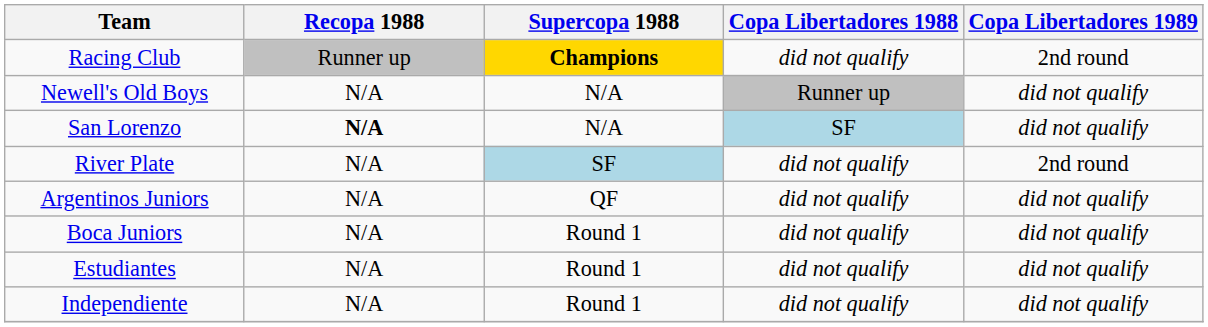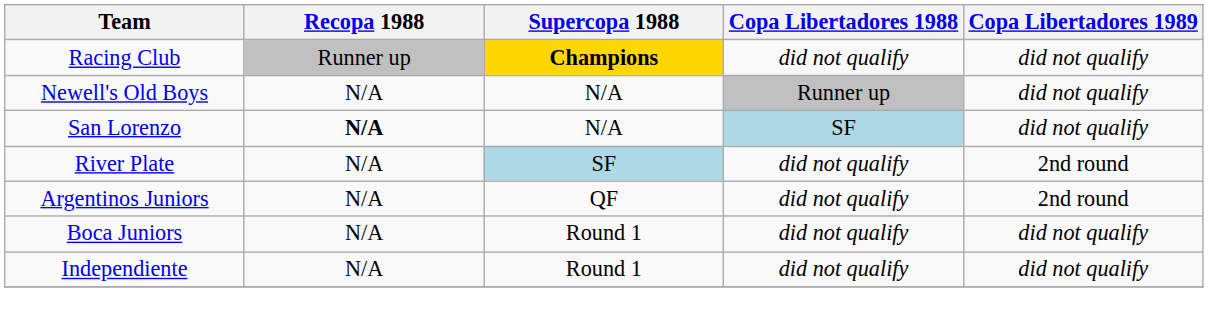(1083, 57) 2nd round -> (1083, 57) did not qualify
(1083, 198) did not qualify -> (1083, 198) 2nd round
- row: (125, 269)
